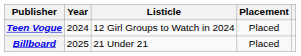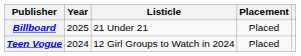rows swapped: (34, 43) <-> (34, 28)
